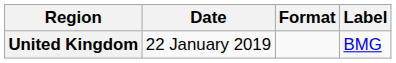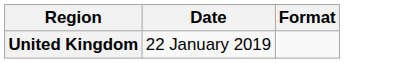- column: (365, 17)
